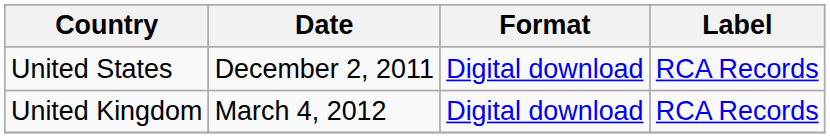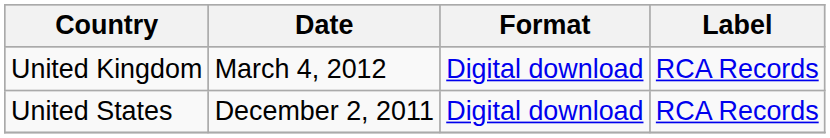rows swapped: (92, 68) <-> (107, 111)
